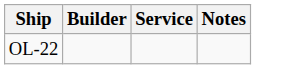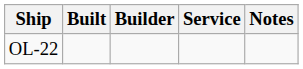+ column: (86, 19)
